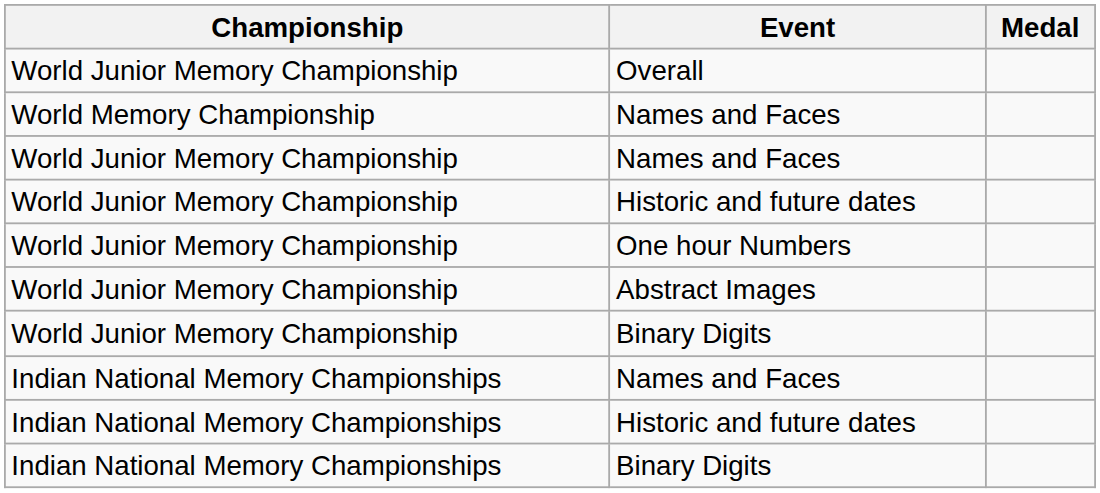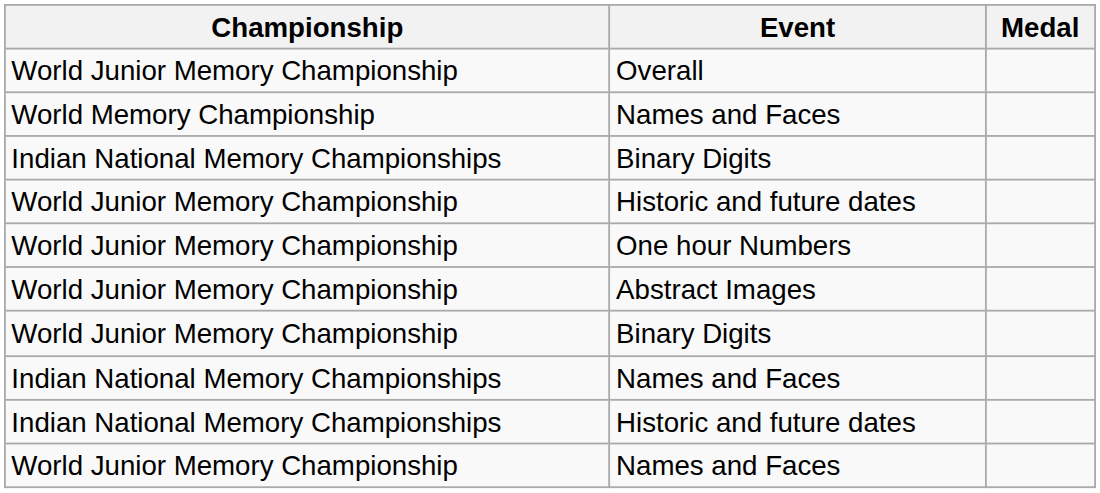rows swapped: (235, 158) <-> (256, 465)
